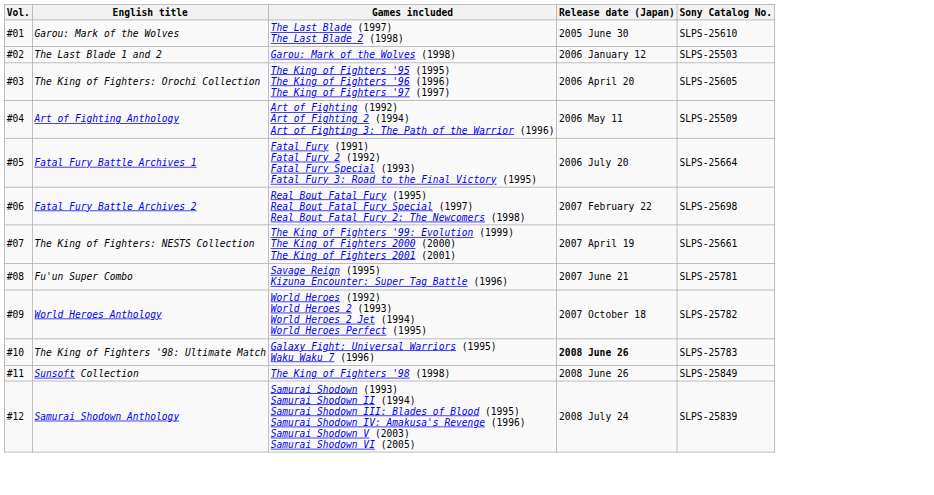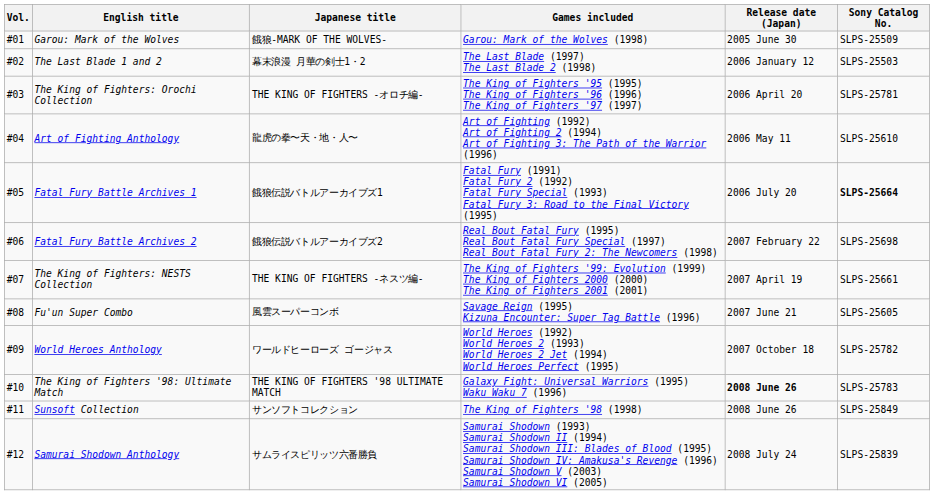+ column: (355, 18)
(337, 33) The Last Blade (1997) The Last Blade 2 (1998) -> (556, 40) Garou: Mark of the Wolves (1998)
(708, 33) SLPS-25610 -> (869, 40) SLPS-25509
(363, 55) Garou: Mark of the Wolves (1998) -> (530, 62) The Last Blade (1997) The Last Blade 2 (1998)
(708, 81) SLPS-25605 -> (869, 95) SLPS-25781
(708, 119) SLPS-25509 -> (869, 138) SLPS-25610
(708, 163) normal -> (869, 193) bold
(708, 276) SLPS-25781 -> (869, 312) SLPS-25605
